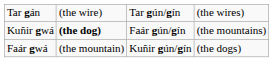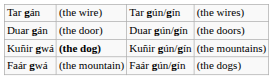+ row: (27, 30)
(157, 30) Faár gún/gín -> (160, 48) Kuñir gún/gín
(160, 48) Kuñir gún/gín -> (157, 65) Faár gún/gín
